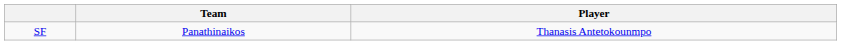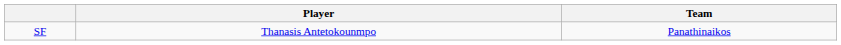columns swapped: (594, 13) <-> (213, 13)
